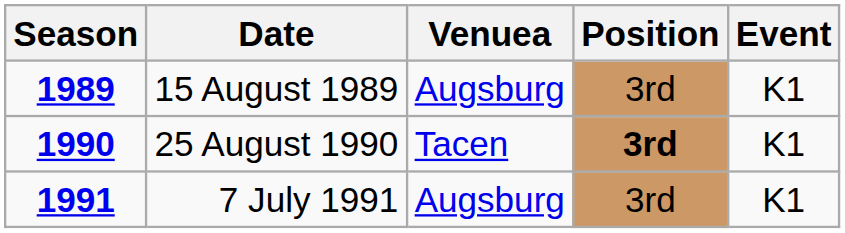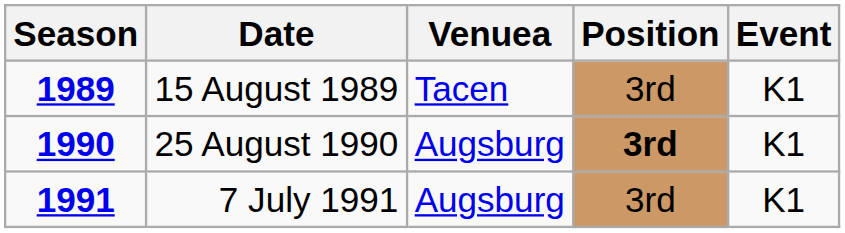(490, 89) Augsburg -> (461, 89) Tacen
(461, 144) Tacen -> (490, 144) Augsburg
